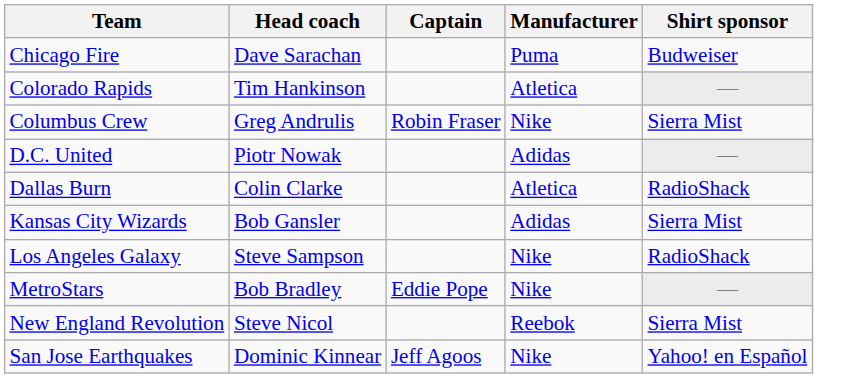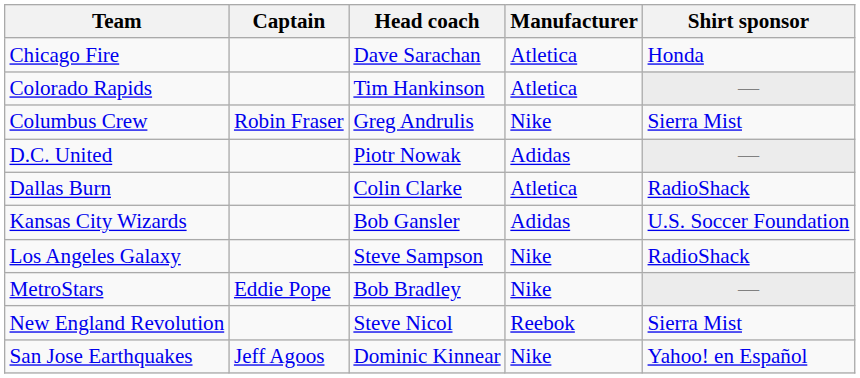columns swapped: (308, 21) <-> (446, 21)
(534, 54) Puma -> (544, 54) Atletica
(693, 54) Budweiser -> (676, 54) Honda
(695, 222) Sierra Mist -> (748, 222) U.S. Soccer Foundation
